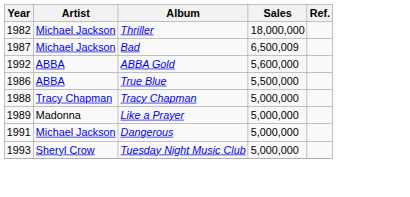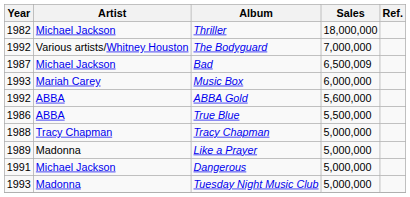+ row: (230, 47)
+ row: (218, 81)
(65, 150) Sheryl Crow -> (58, 184) Madonna
